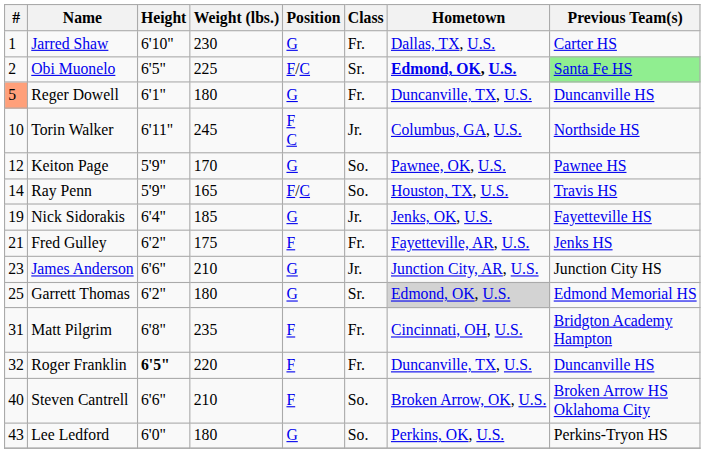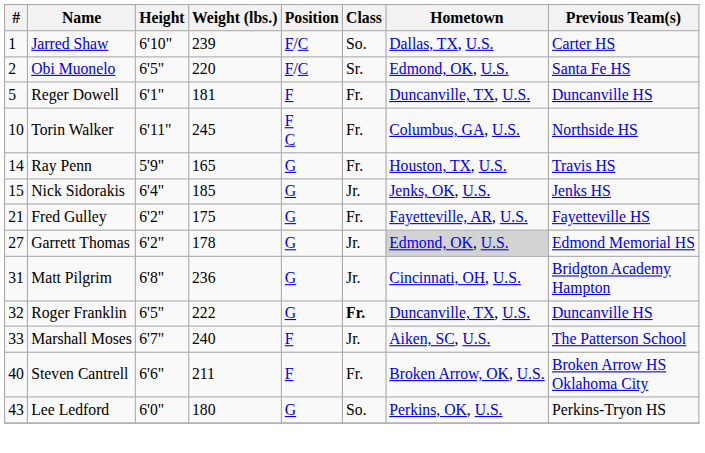(205, 43) 230 -> (204, 43) 239
(292, 43) G -> (297, 43) F/C
(356, 43) Fr. -> (356, 43) So.
(205, 69) 225 -> (204, 69) 220
(454, 69) bold -> (449, 69) normal
(593, 69) lightgreen background -> (591, 69) no background
(12, 95) lightsalmon background -> (12, 95) no background
(205, 95) 180 -> (204, 95) 181
(292, 95) G -> (289, 95) F
(355, 130) Jr. -> (355, 130) Fr.
- row: (70, 165)
(298, 191) F/C -> (290, 165) G
(358, 191) So. -> (355, 165) Fr.
(16, 217) 19 -> (16, 191) 15
(603, 217) Fayetteville HS -> (581, 191) Jenks HS
(291, 243) F -> (290, 217) G
(583, 243) Jenks HS -> (601, 217) Fayetteville HS
- row: (82, 269)
(16, 295) 25 -> (16, 243) 27
(205, 295) 180 -> (204, 243) 178
(356, 295) Sr. -> (353, 243) Jr.
(205, 330) 235 -> (204, 278) 236
(291, 330) F -> (290, 278) G
(356, 330) Fr. -> (353, 278) Jr.
(155, 365) bold -> (152, 313) normal
(205, 365) 220 -> (204, 313) 222
(291, 365) F -> (290, 313) G
(356, 365) normal -> (356, 313) bold
+ row: (82, 339)
(205, 400) 210 -> (203, 374) 211
(358, 400) So. -> (355, 374) Fr.
